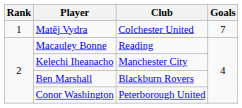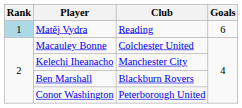(19, 29) no background -> (19, 29) lightblue background
(156, 29) Colchester United -> (136, 29) Reading
(223, 29) 7 -> (223, 29) 6
(136, 45) Reading -> (156, 45) Colchester United
